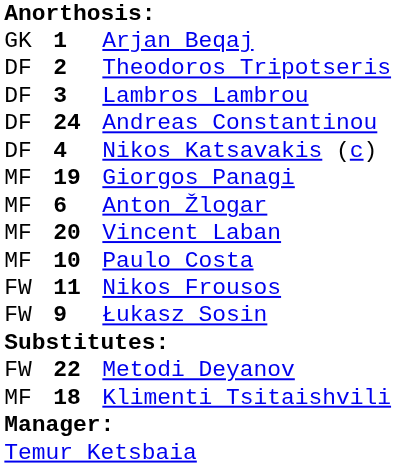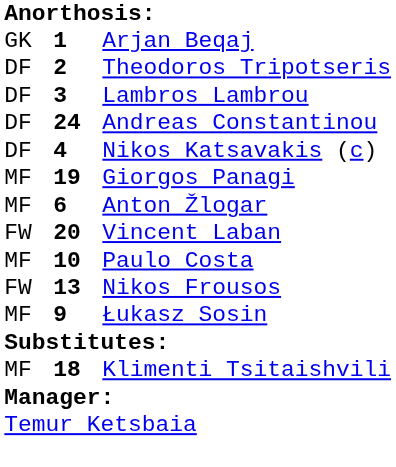(18, 233) MF -> (18, 233) FW
(67, 288) 11 -> (67, 288) 13
(18, 316) FW -> (18, 316) MF
- row: (199, 370)
